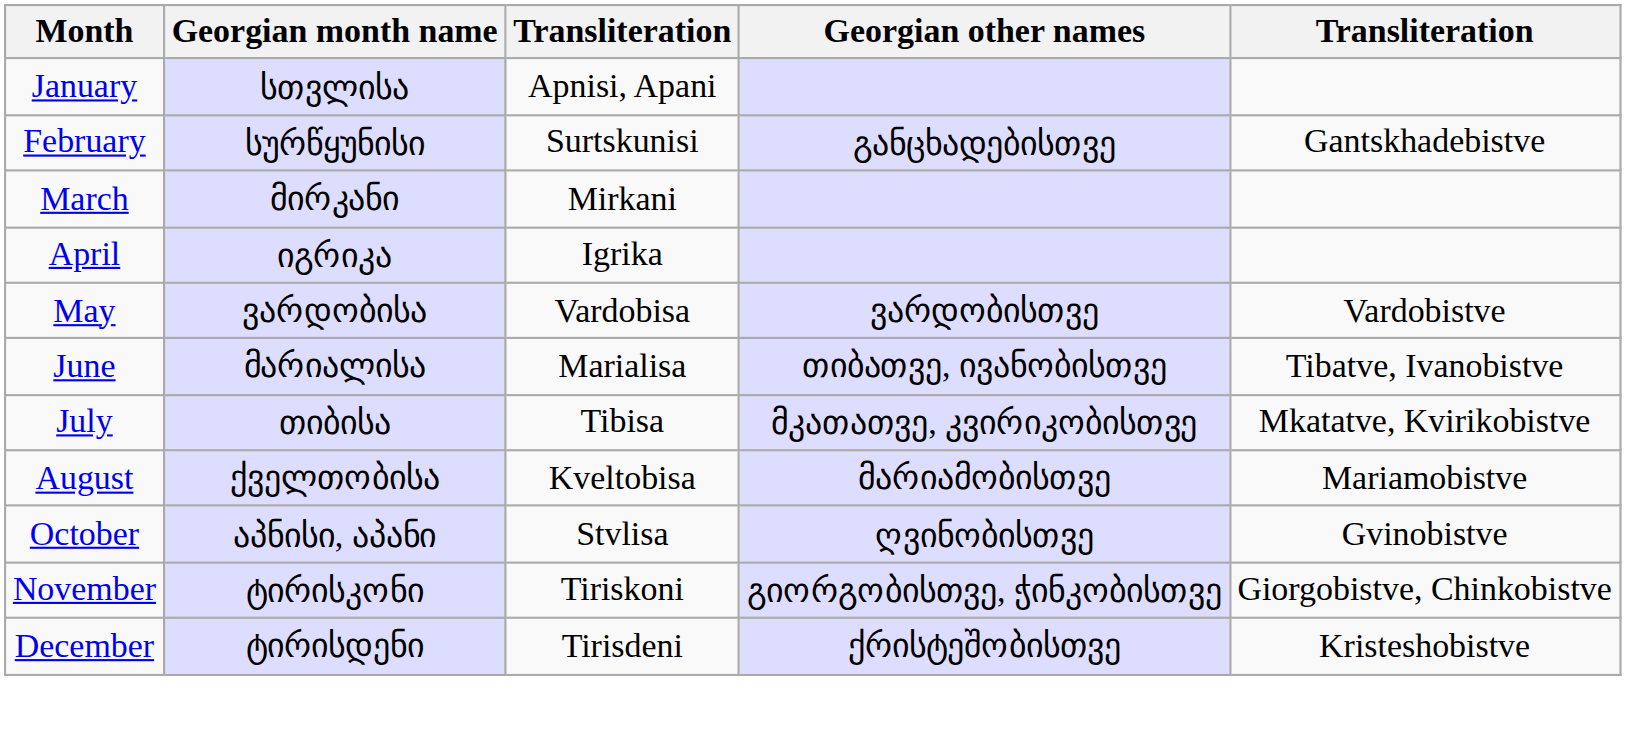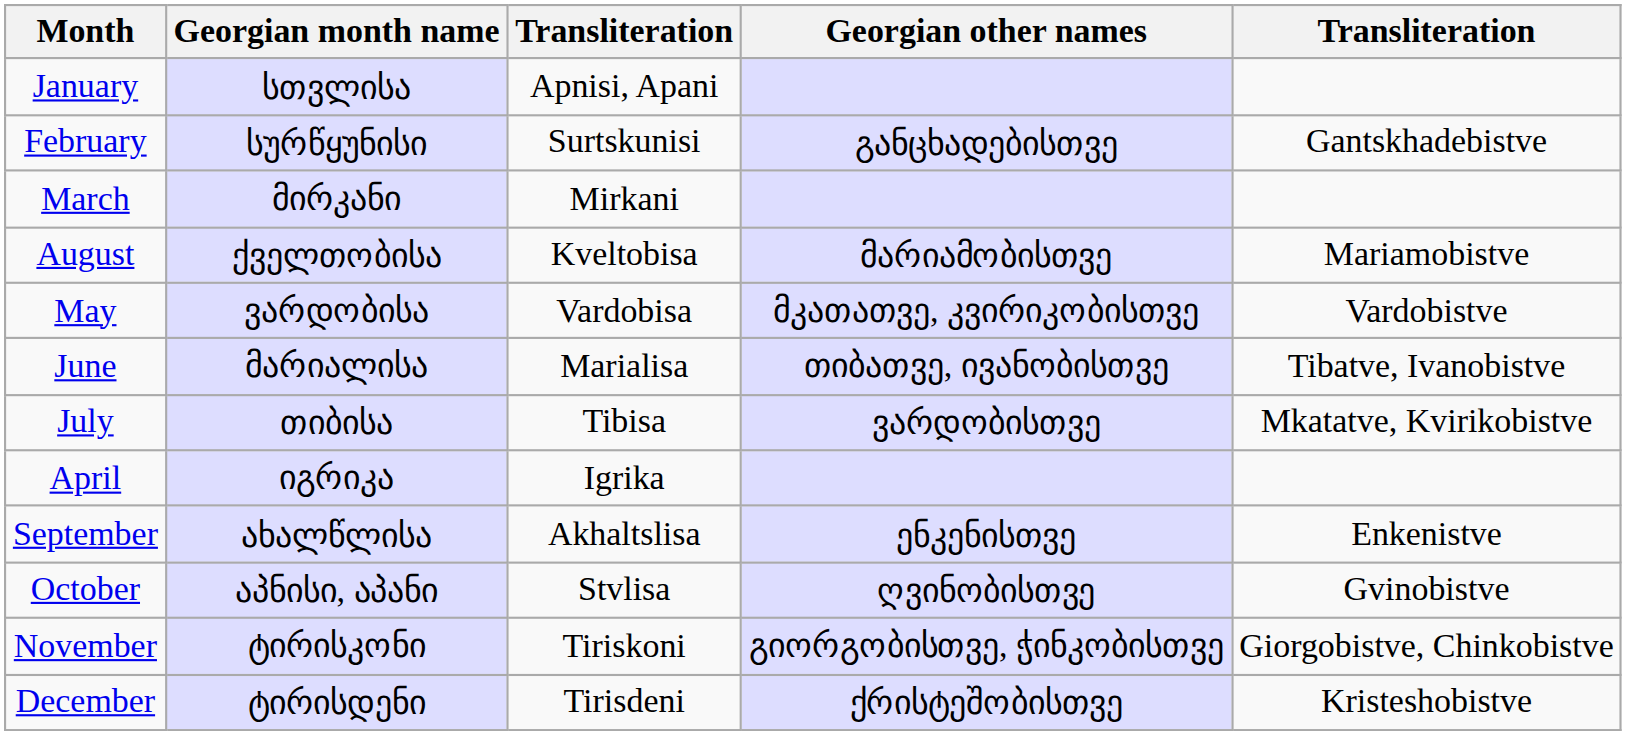rows swapped: (84, 253) <-> (84, 477)
(984, 310) ვარდობისთვე -> (986, 310) მკათათვე, კვირიკობისთვე
(984, 422) მკათათვე, კვირიკობისთვე -> (986, 422) ვარდობისთვე
+ row: (85, 533)
